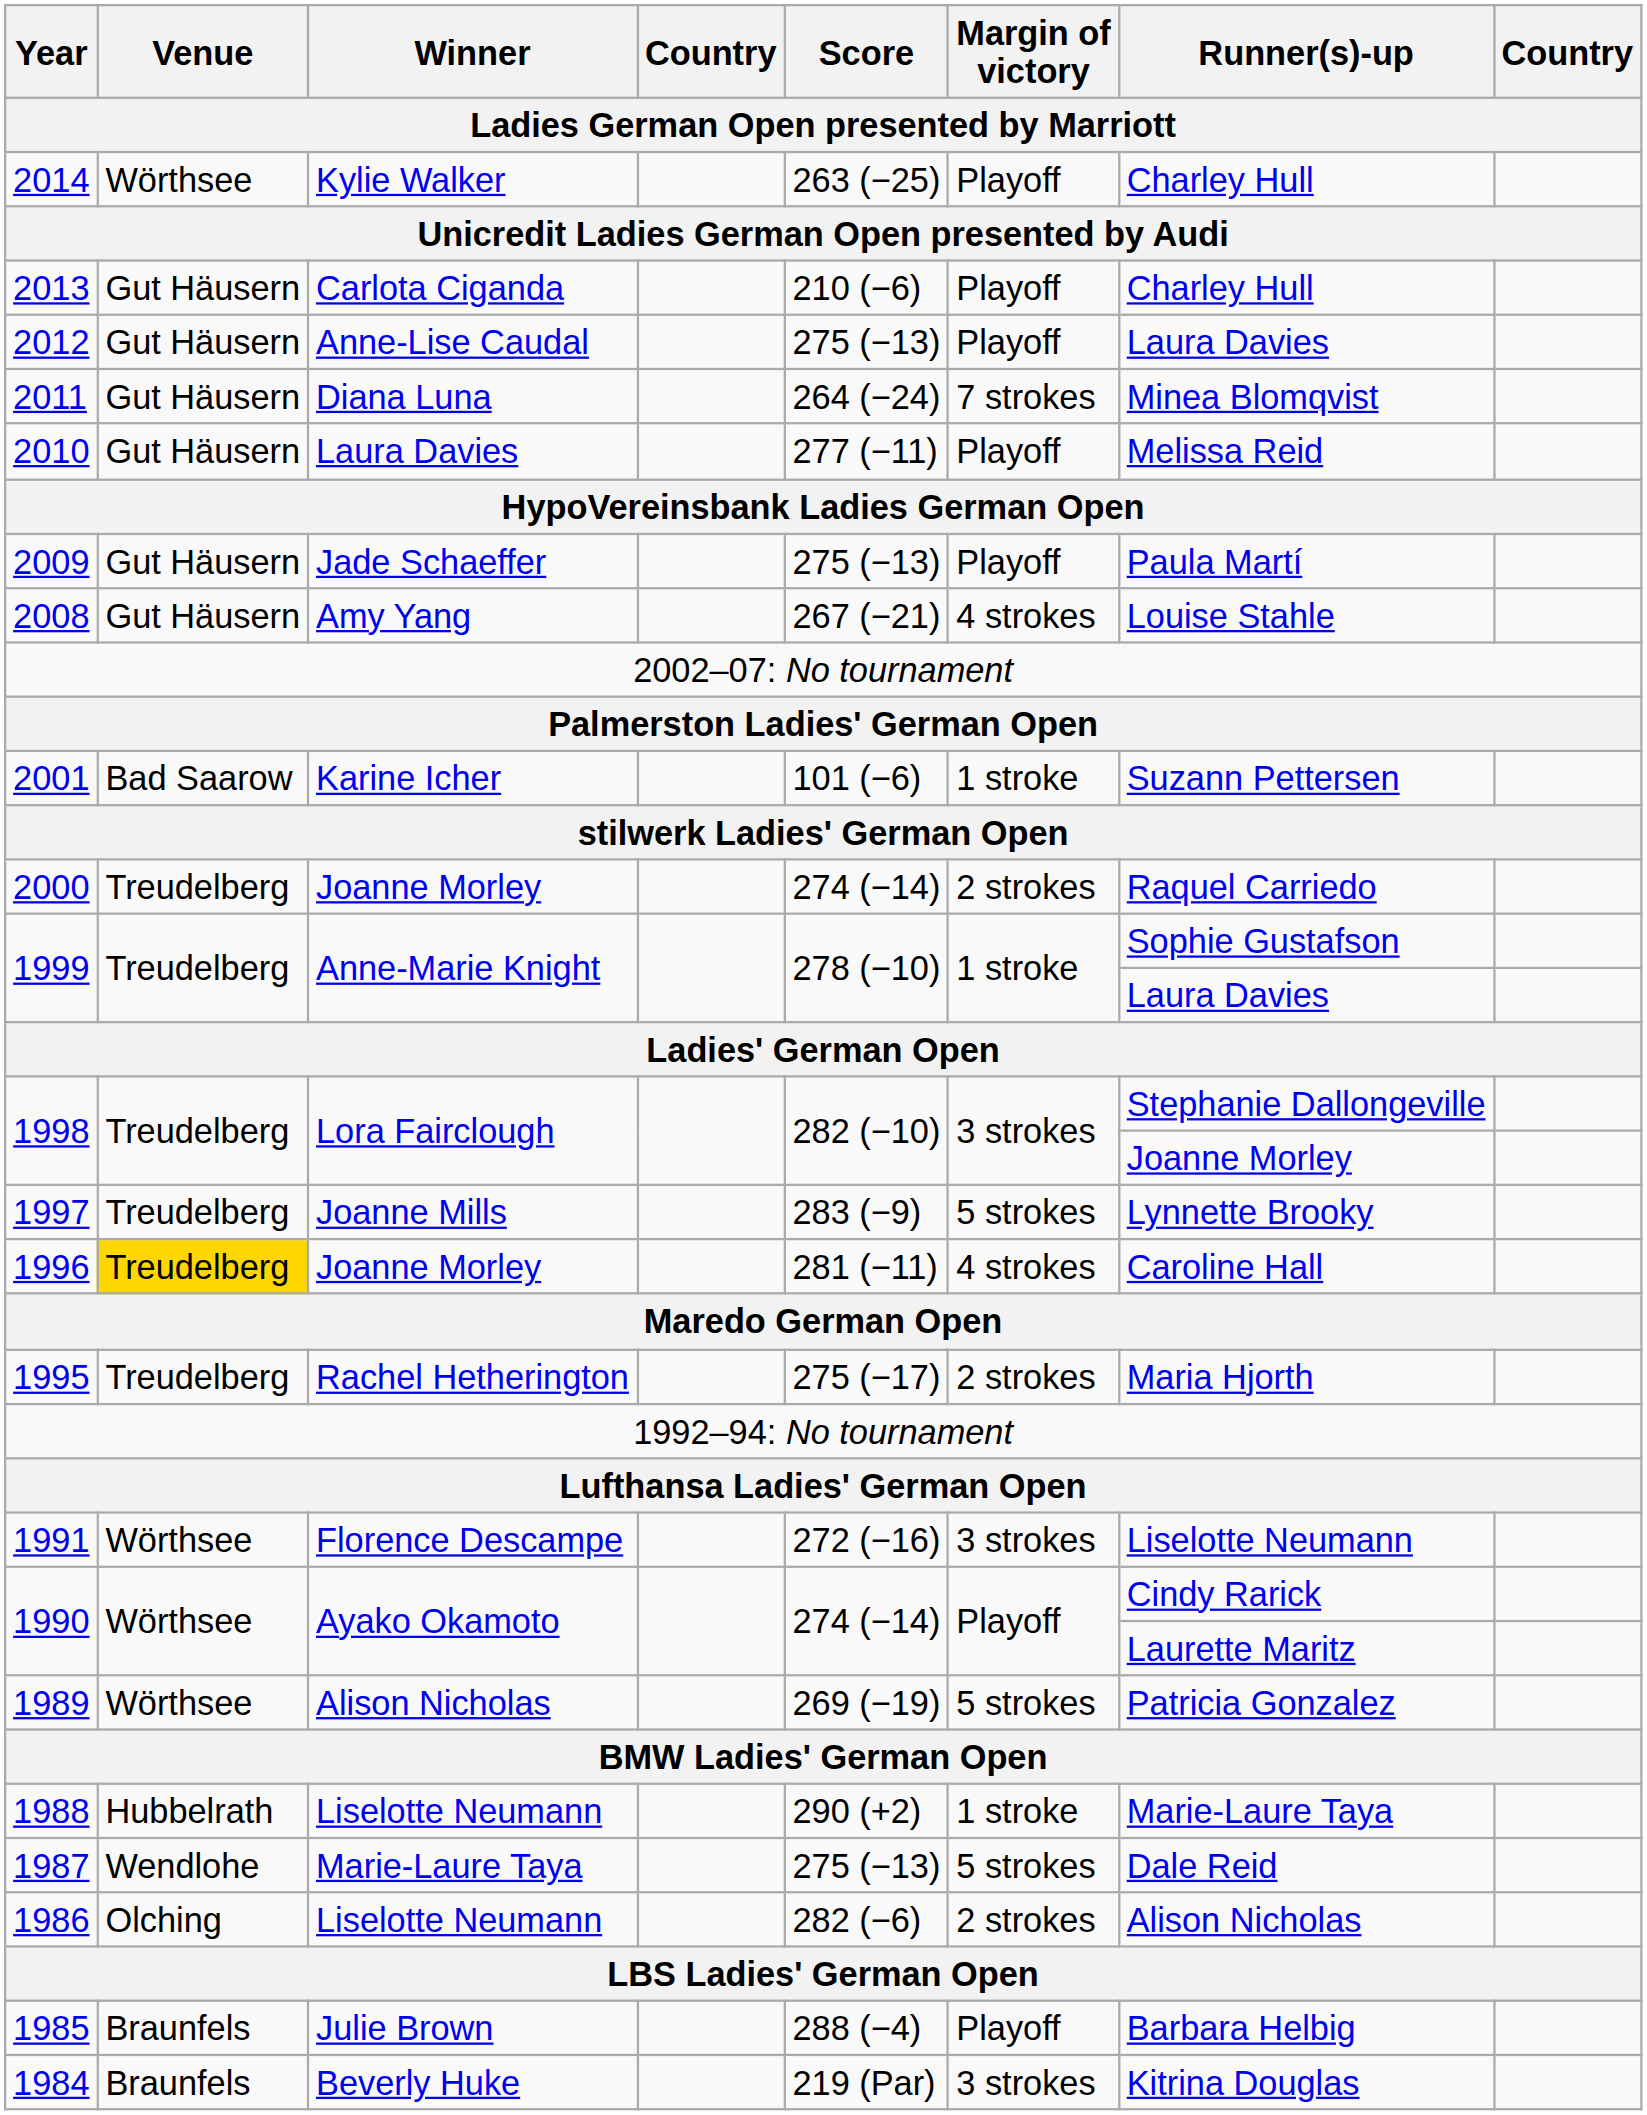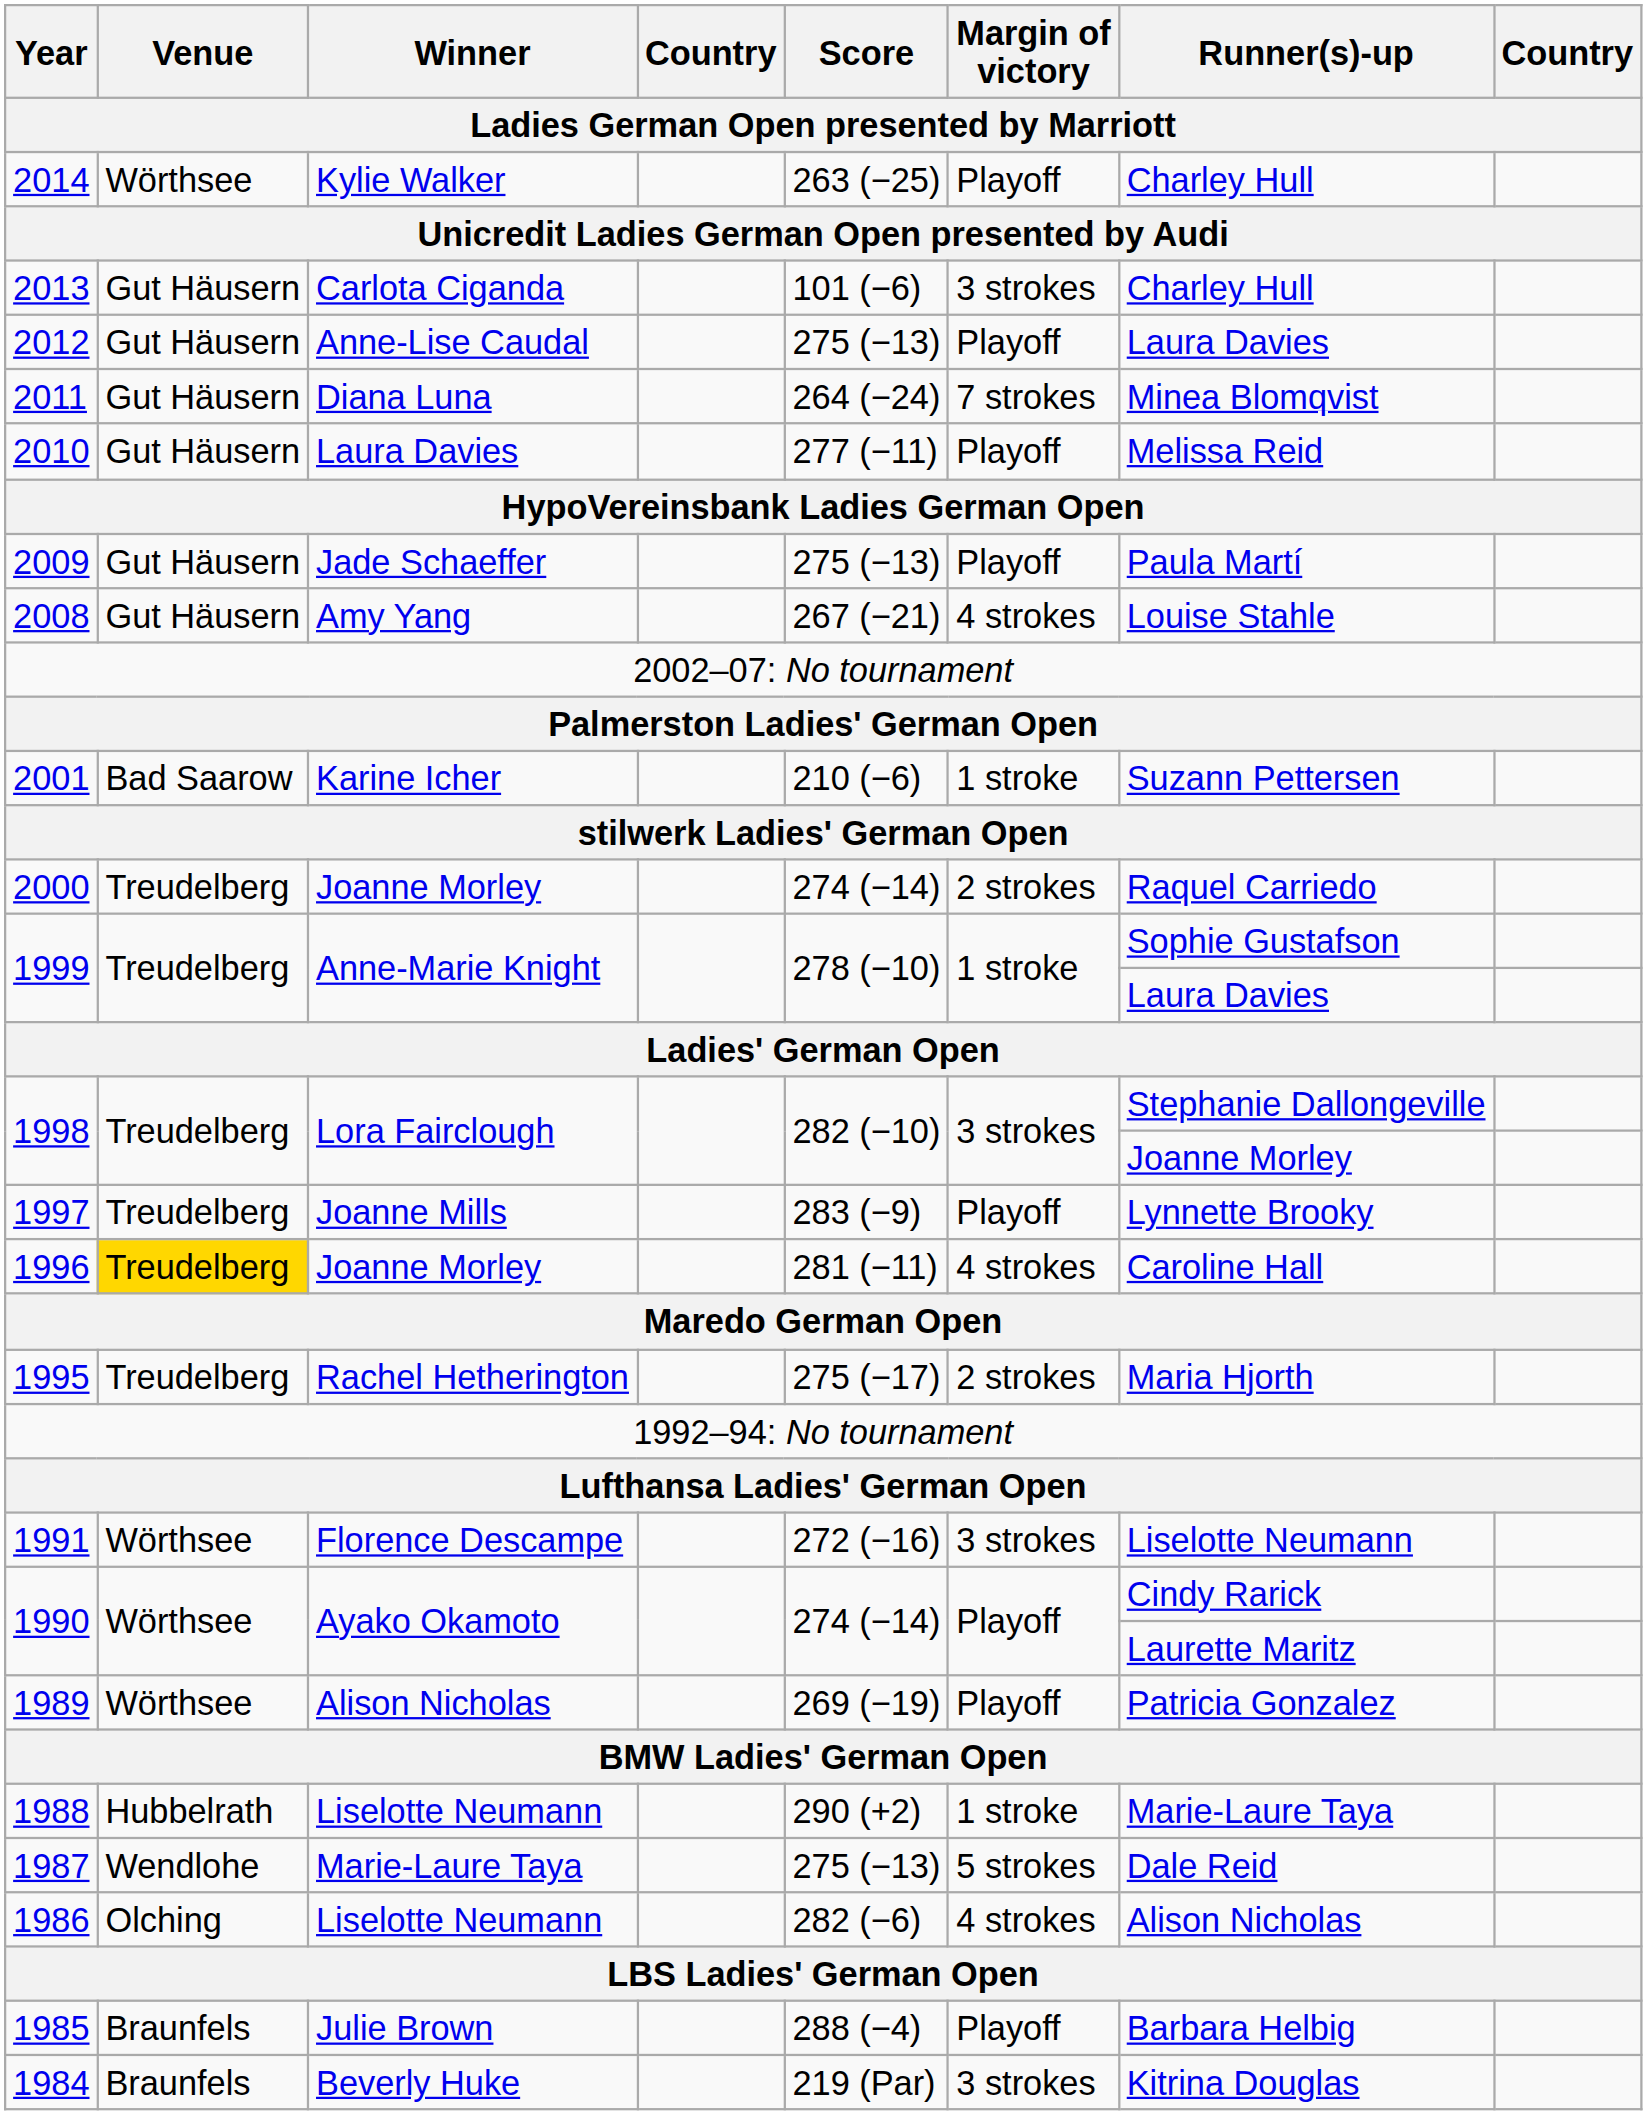(857, 288) 210 (−6) -> (857, 288) 101 (−6)
(1008, 288) Playoff -> (1026, 288) 3 strokes
(857, 778) 101 (−6) -> (857, 778) 210 (−6)
(1026, 1213) 5 strokes -> (1008, 1213) Playoff
(1026, 1702) 5 strokes -> (1008, 1702) Playoff
(1026, 1920) 2 strokes -> (1026, 1920) 4 strokes
